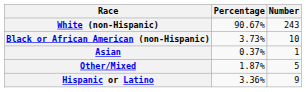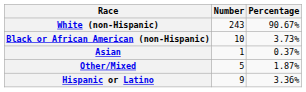columns swapped: (284, 11) <-> (239, 11)
